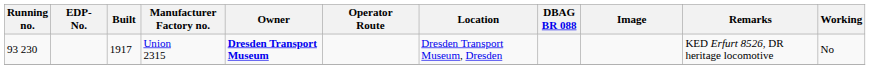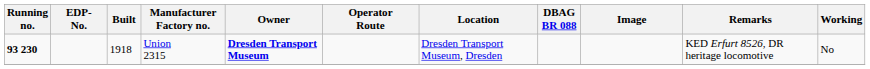(22, 49) normal -> (22, 49) bold
(121, 49) 1917 -> (121, 49) 1918
